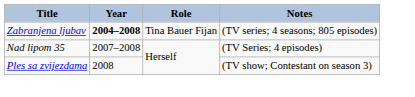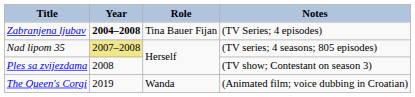(300, 31) (TV series; 4 seasons; 805 episodes) -> (272, 31) (TV Series; 4 episodes)
(116, 48) no background -> (116, 48) khaki background
(272, 48) (TV Series; 4 episodes) -> (300, 48) (TV series; 4 seasons; 805 episodes)
+ row: (47, 83)
